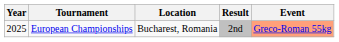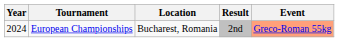(16, 29) 2025 -> (16, 29) 2024
